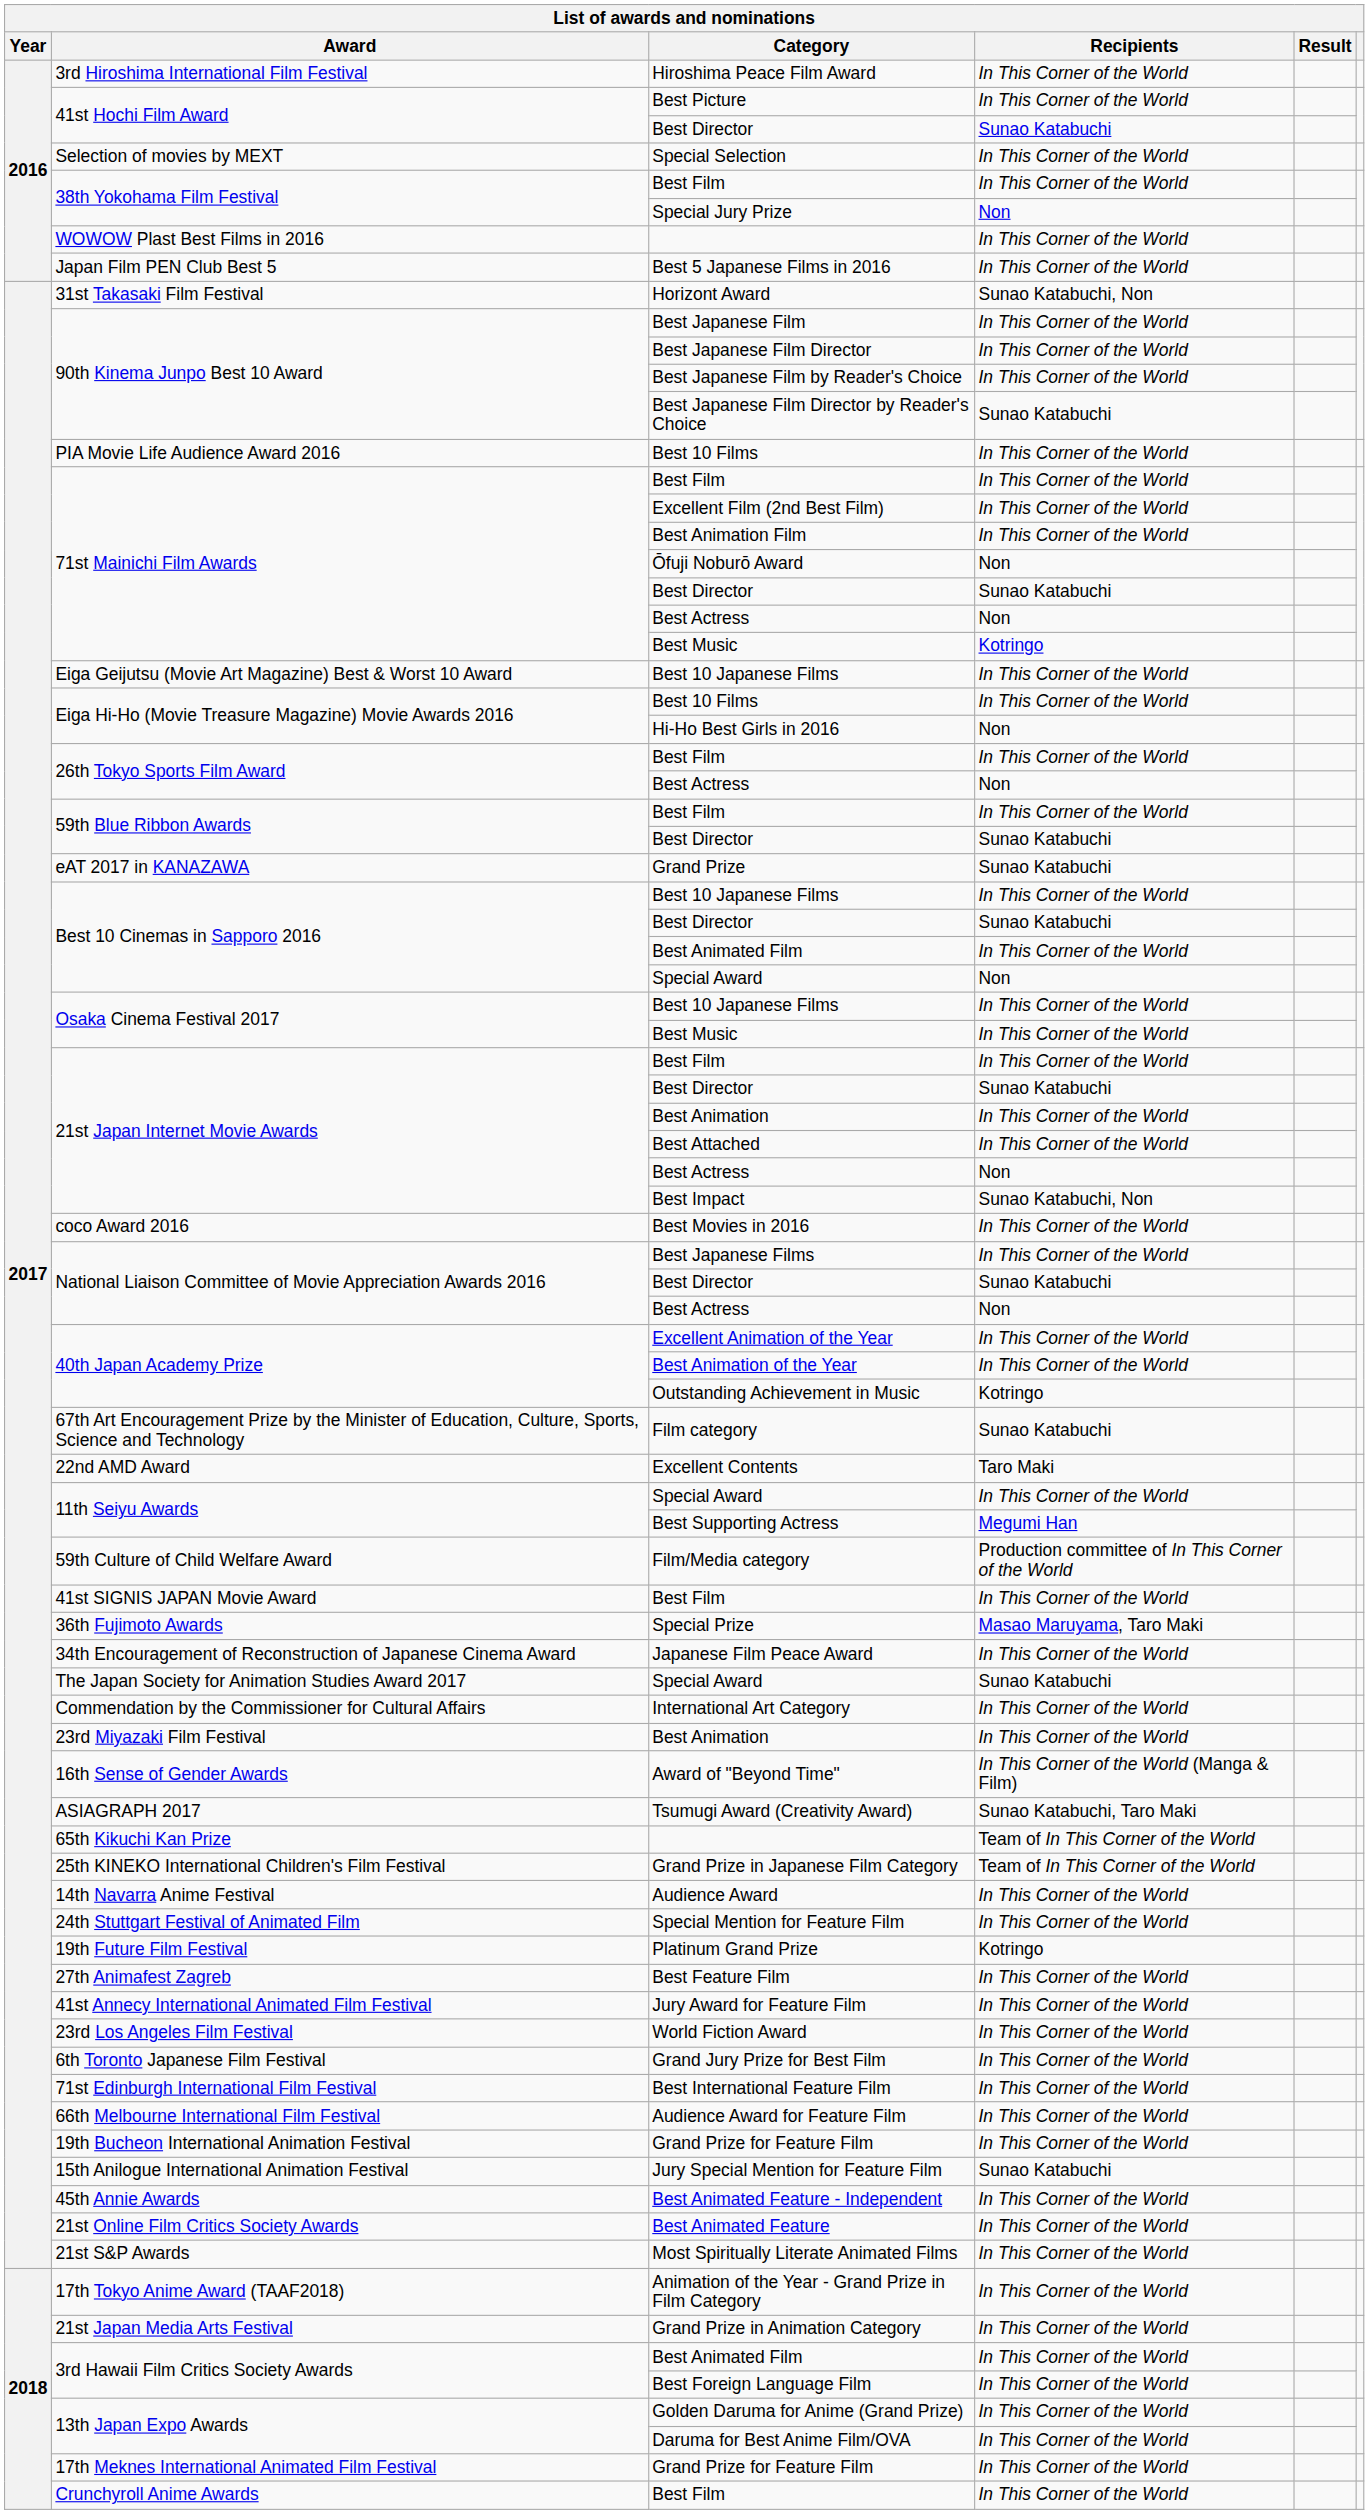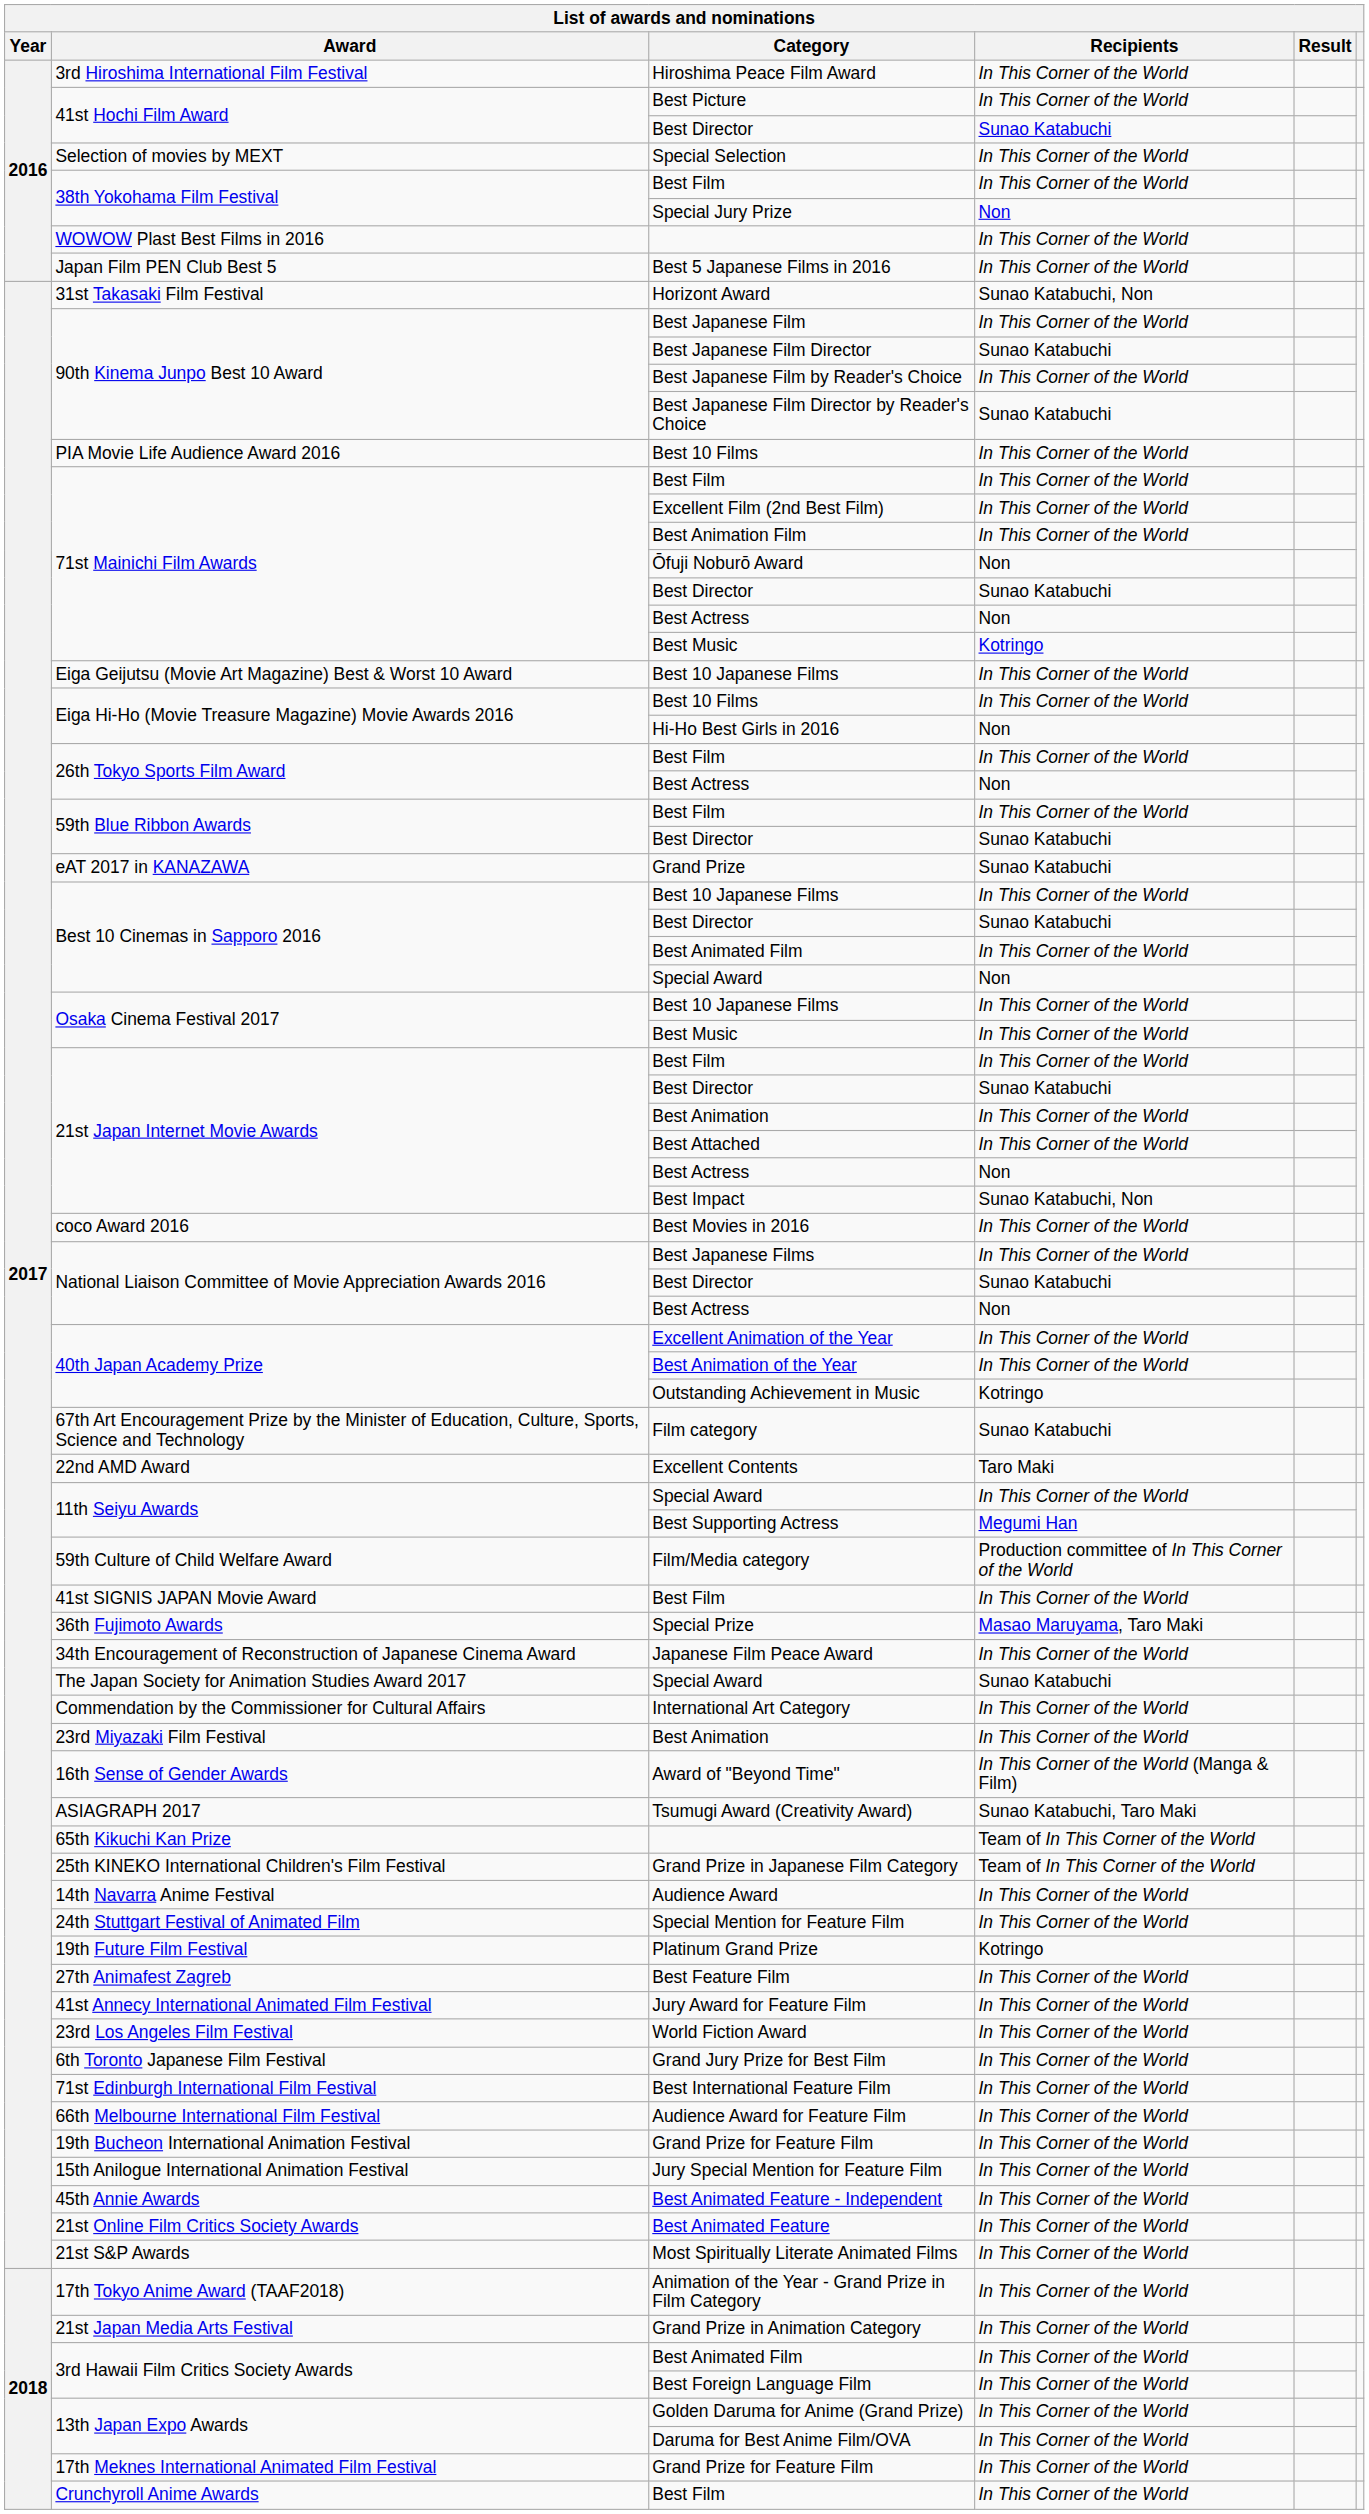(1083, 350) In This Corner of the World -> (1045, 350) Sunao Katabuchi
(1045, 2171) Sunao Katabuchi -> (1083, 2171) In This Corner of the World
